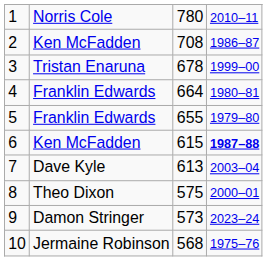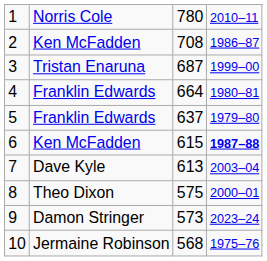(190, 67) 678 -> (190, 67) 687
(190, 117) 655 -> (190, 117) 637
